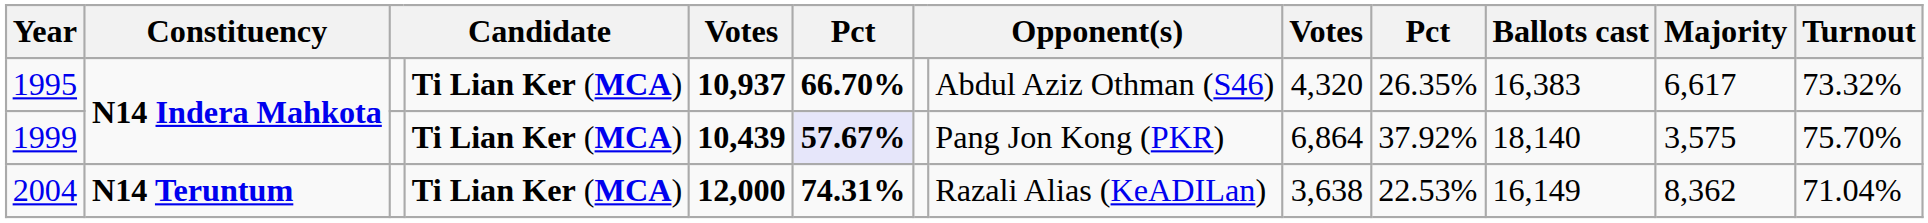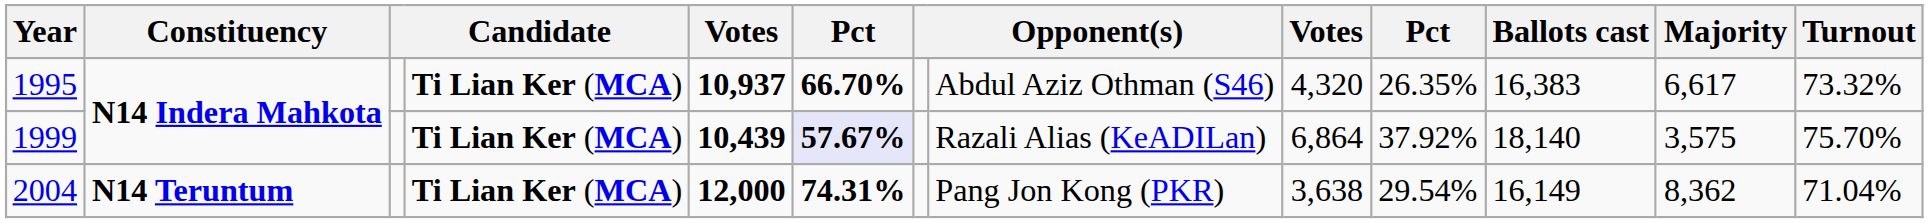(1080, 137) Pang Jon Kong (PKR) -> (1101, 137) Razali Alias (KeADILan)
(1101, 190) Razali Alias (KeADILan) -> (1080, 190) Pang Jon Kong (PKR)
(1428, 190) 22.53% -> (1428, 190) 29.54%
